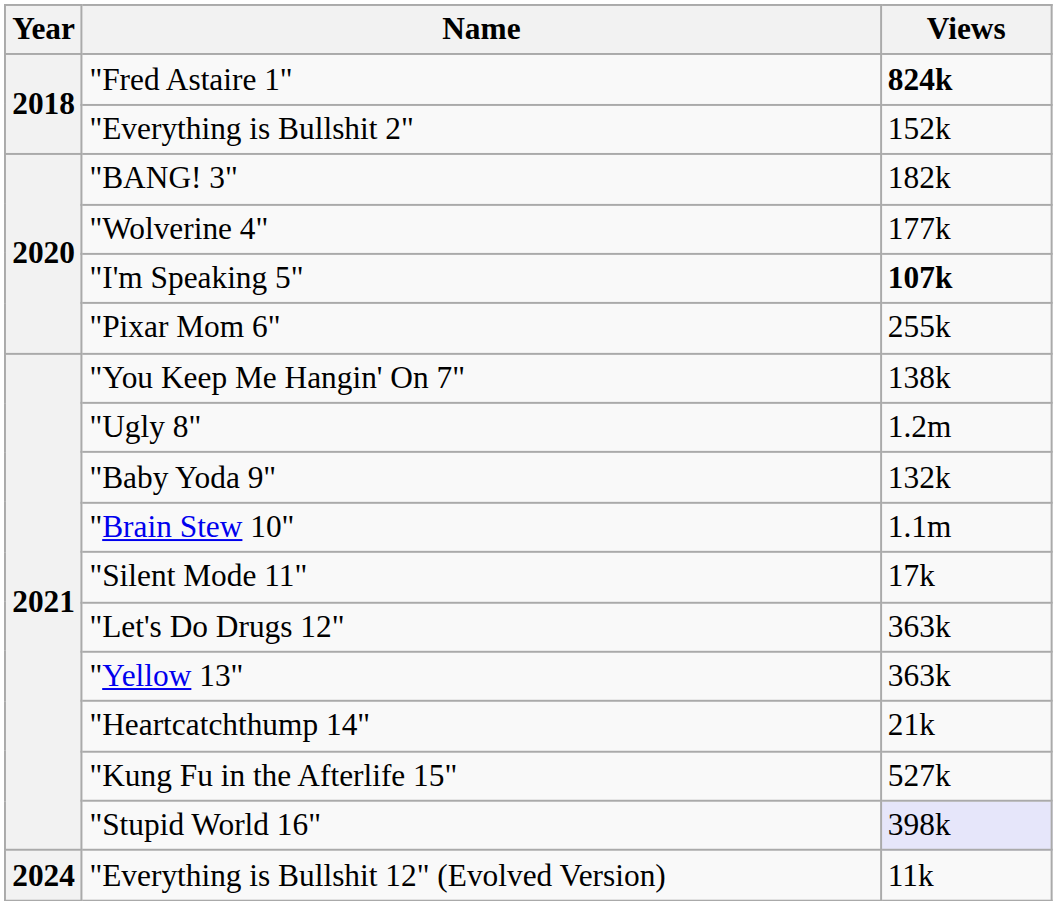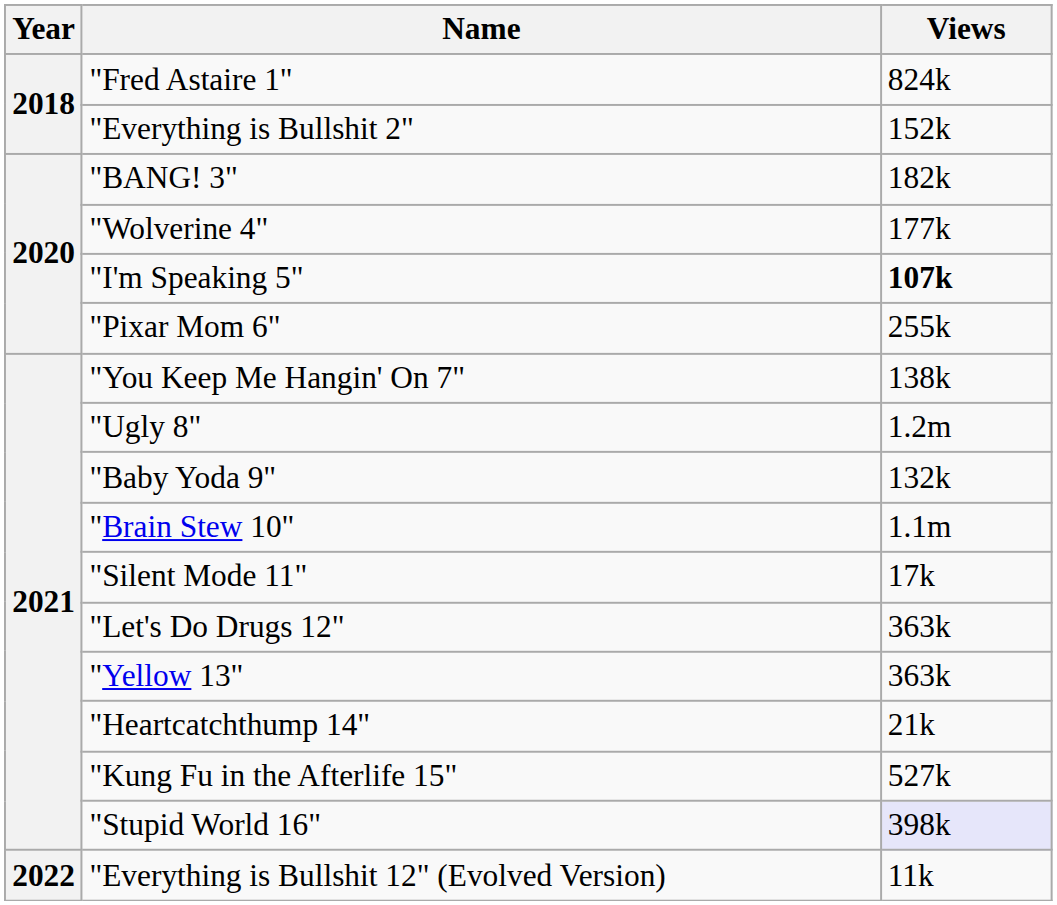(920, 79) bold -> (919, 79) normal
(44, 874) 2024 -> (44, 874) 2022
